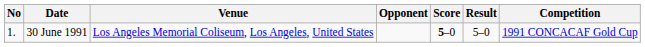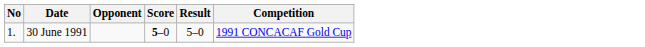- column: (233, 13)
